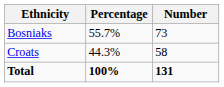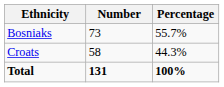columns swapped: (186, 14) <-> (119, 14)
